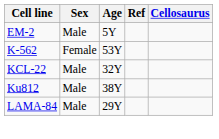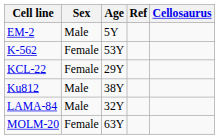(74, 69) Male -> (82, 69) Female
(112, 69) 32Y -> (114, 69) 29Y
(112, 106) 29Y -> (114, 106) 32Y
+ row: (33, 124)
